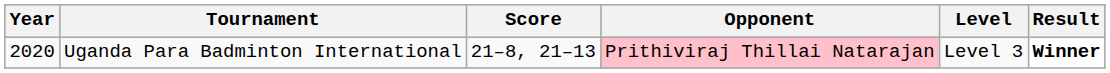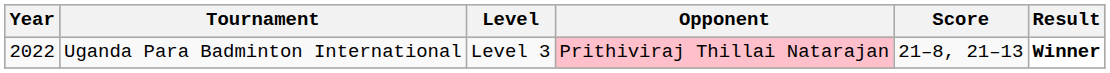columns swapped: (983, 20) <-> (533, 20)
(32, 52) 2020 -> (32, 52) 2022
